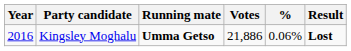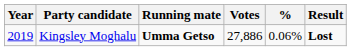(20, 35) 2016 -> (20, 35) 2019
(245, 35) 21,886 -> (245, 35) 27,886
